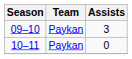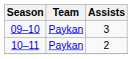(106, 45) 0 -> (106, 45) 2
